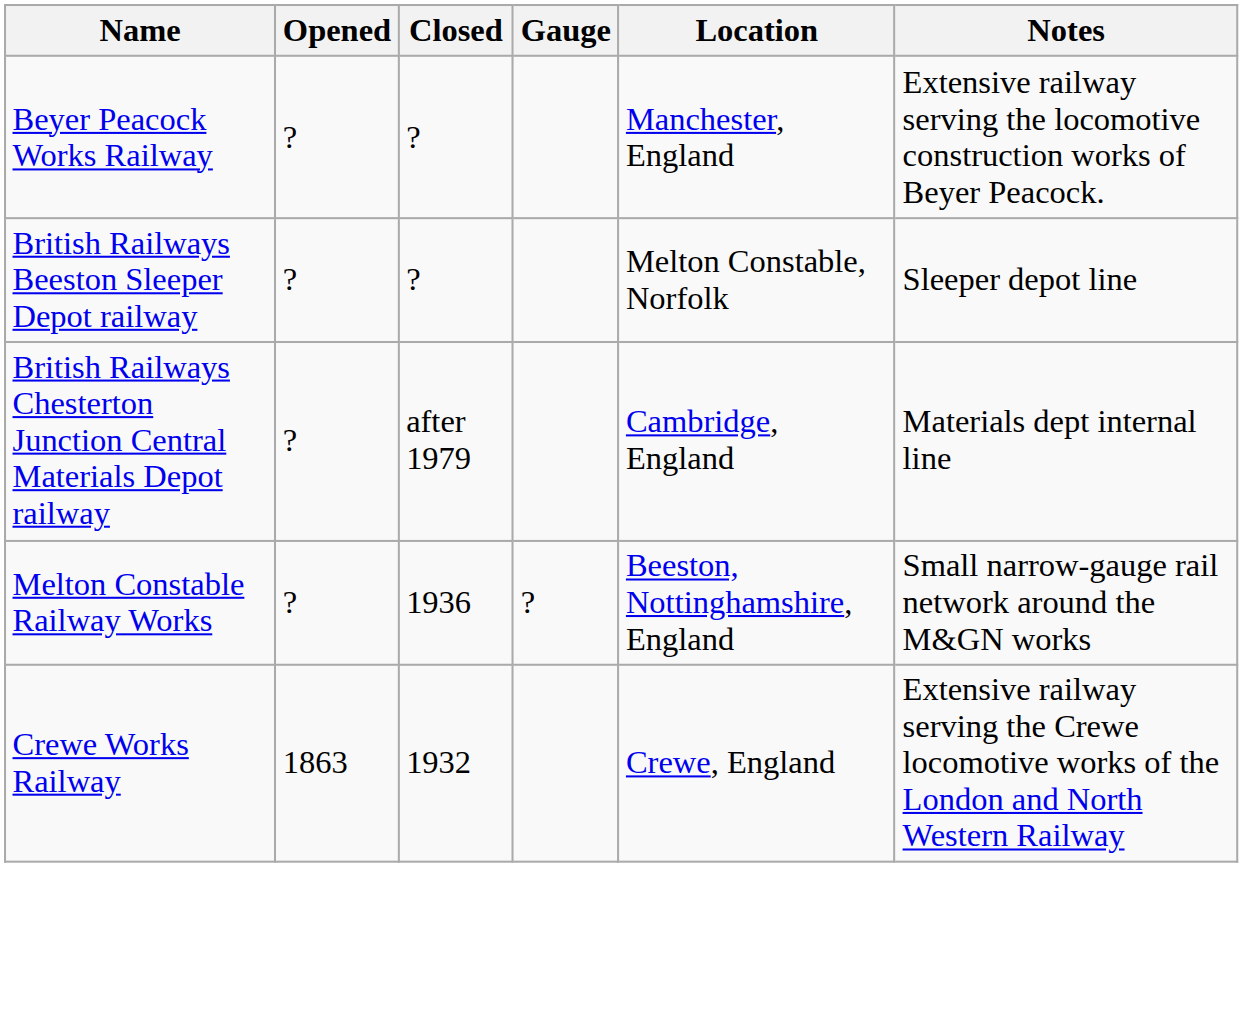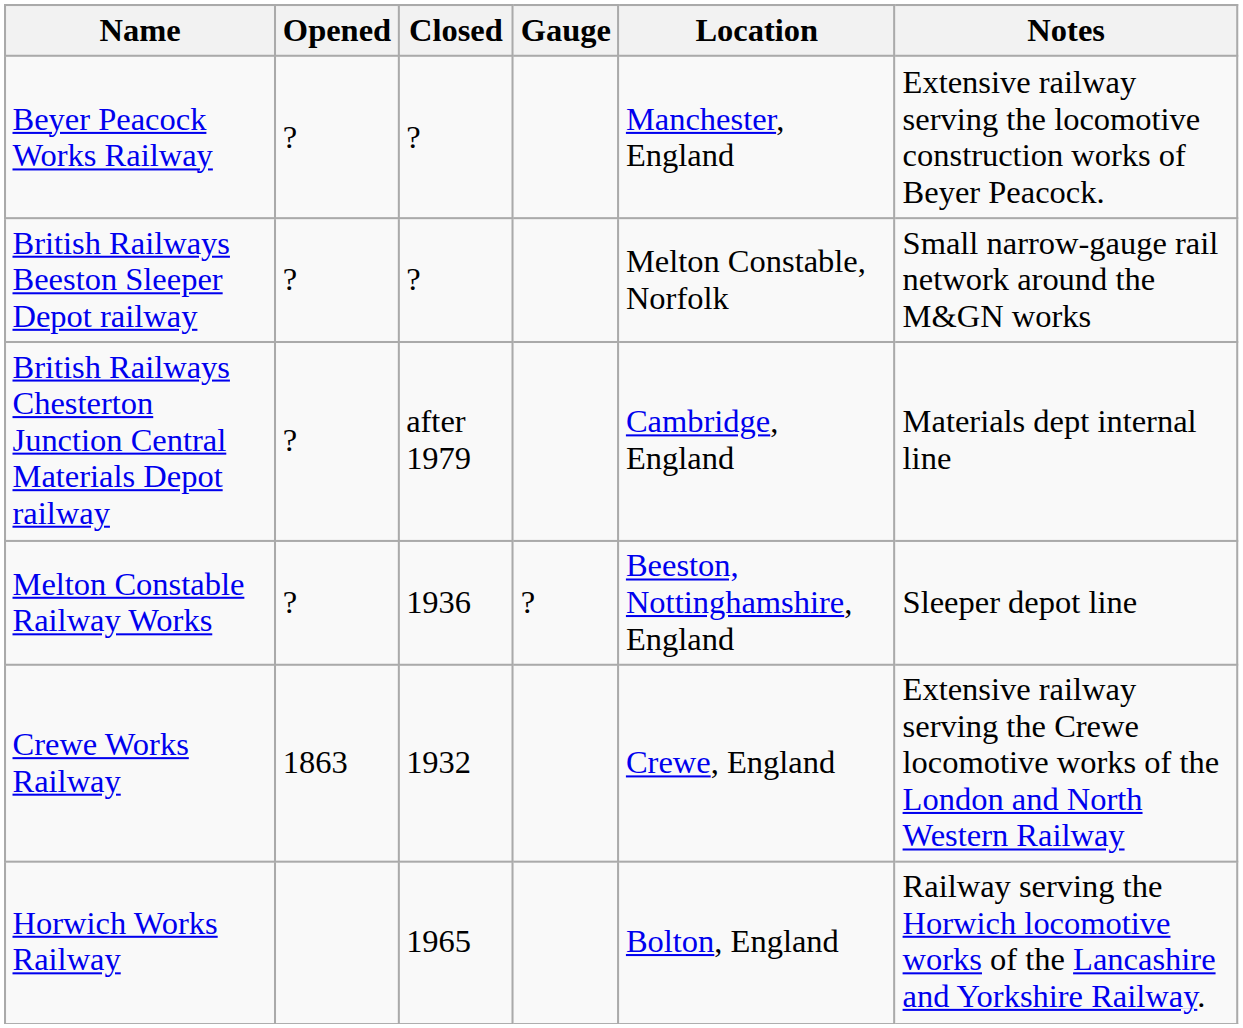(1020, 279) Sleeper depot line -> (1060, 279) Small narrow-gauge rail network around the M&GN works
(1060, 601) Small narrow-gauge rail network around the M&GN works -> (1020, 601) Sleeper depot line
+ row: (115, 942)
